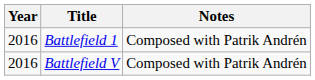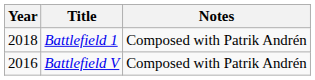(23, 39) 2016 -> (23, 39) 2018
